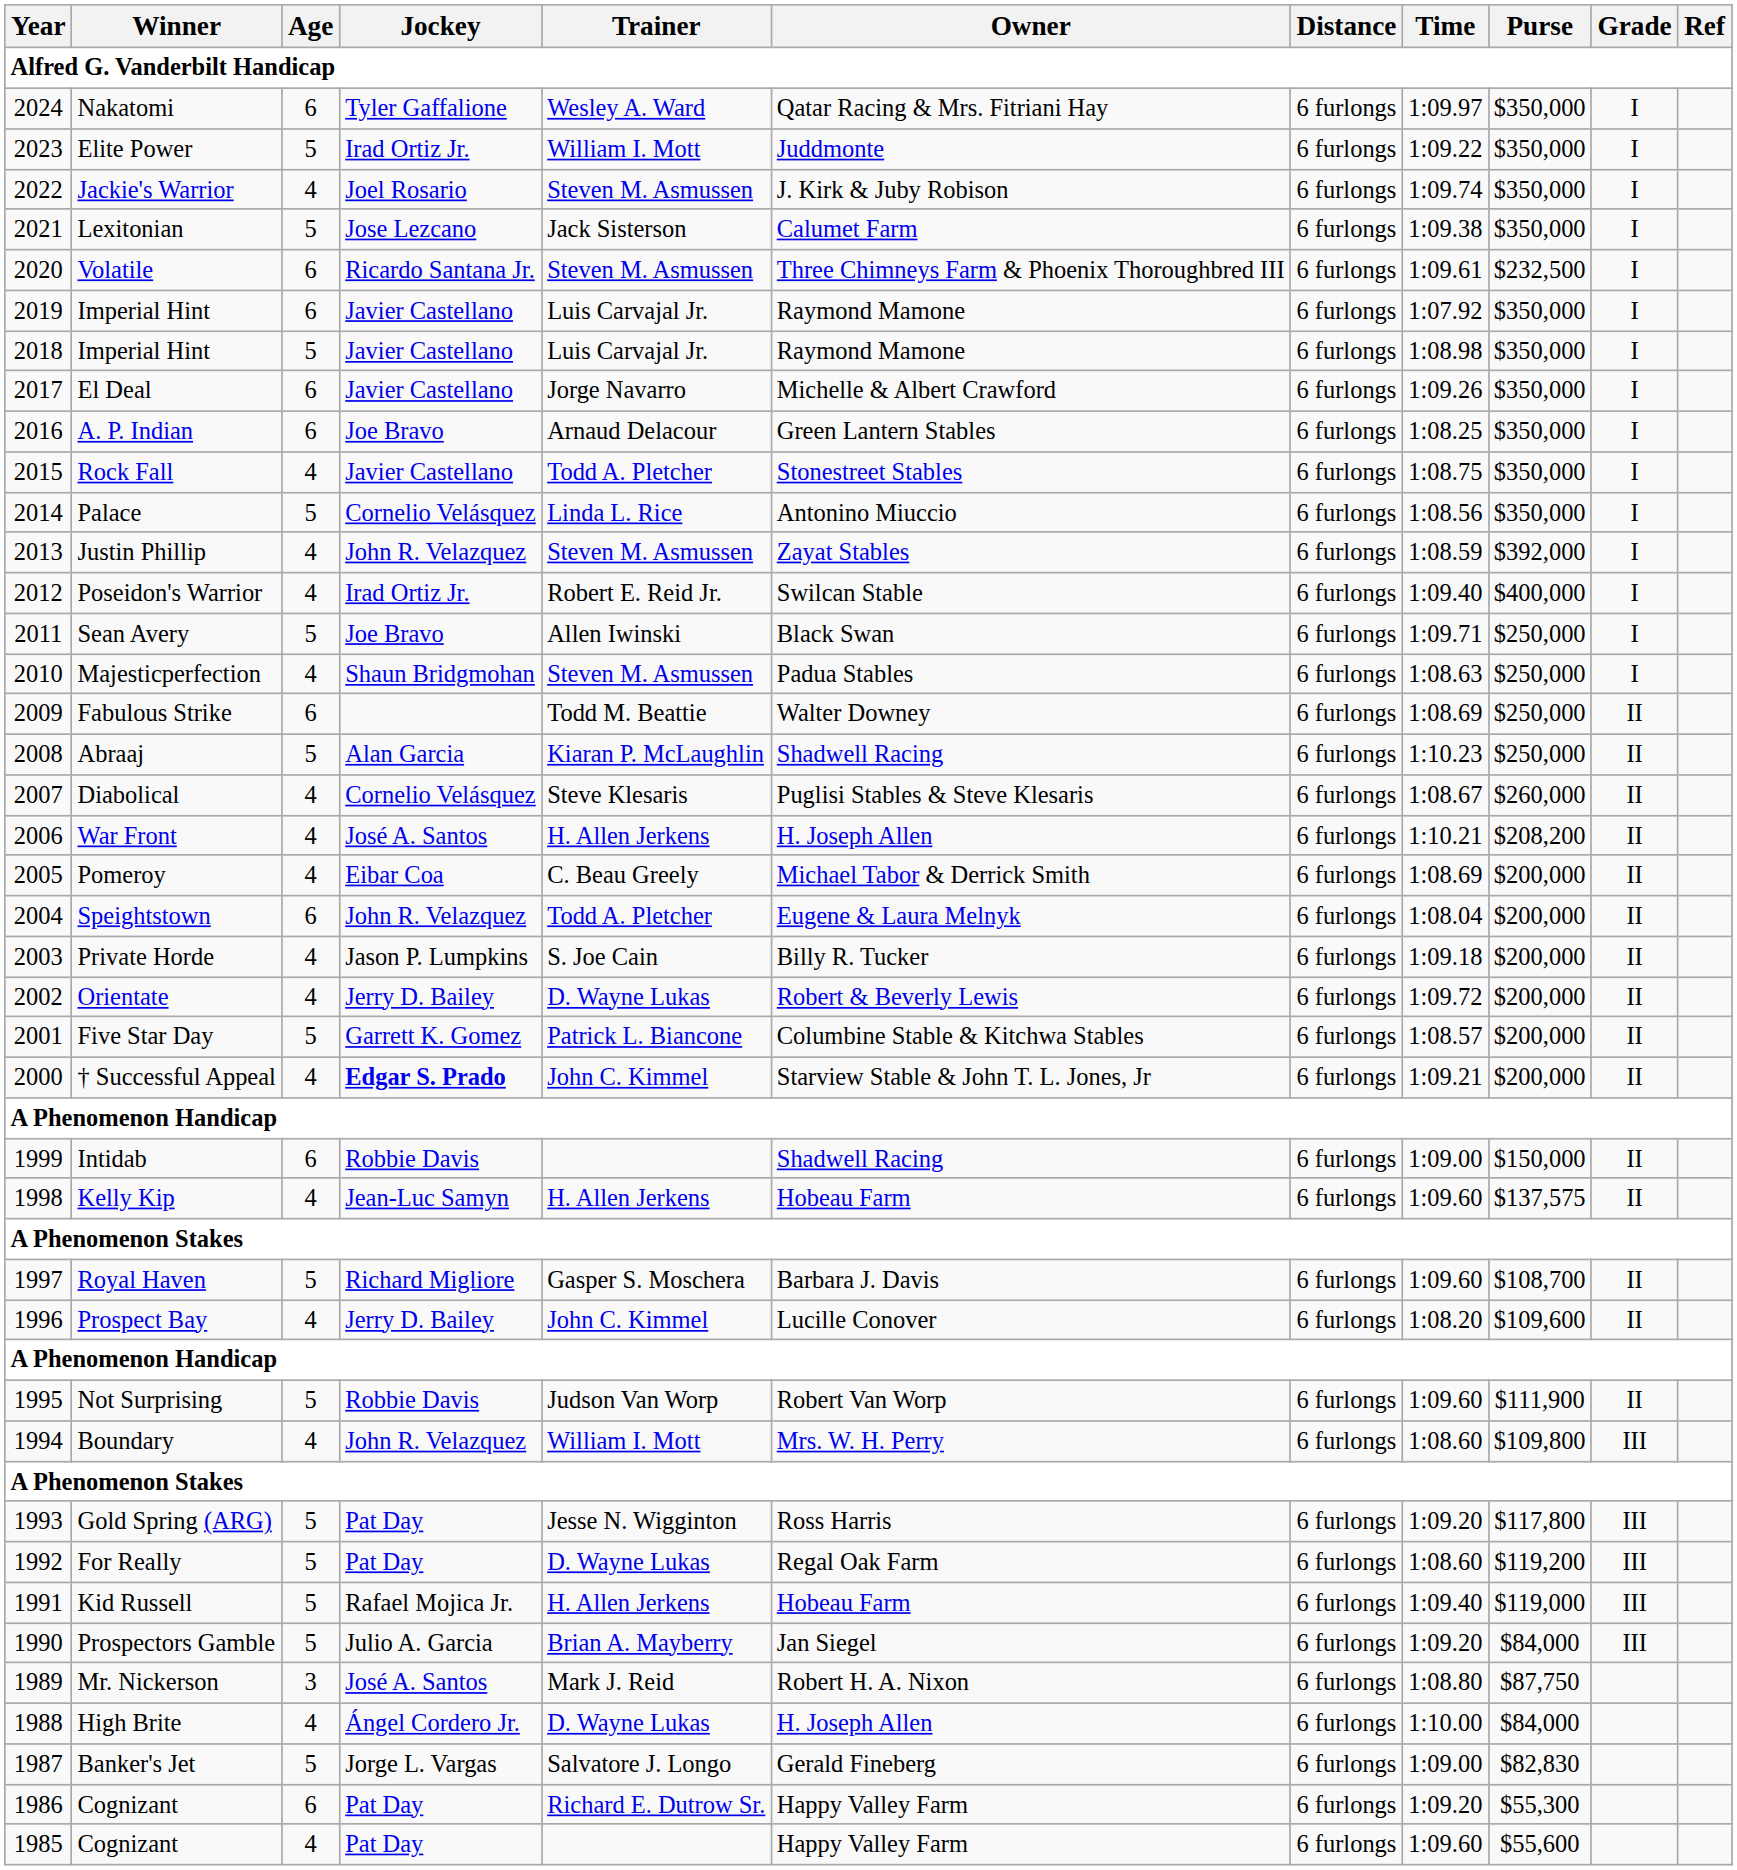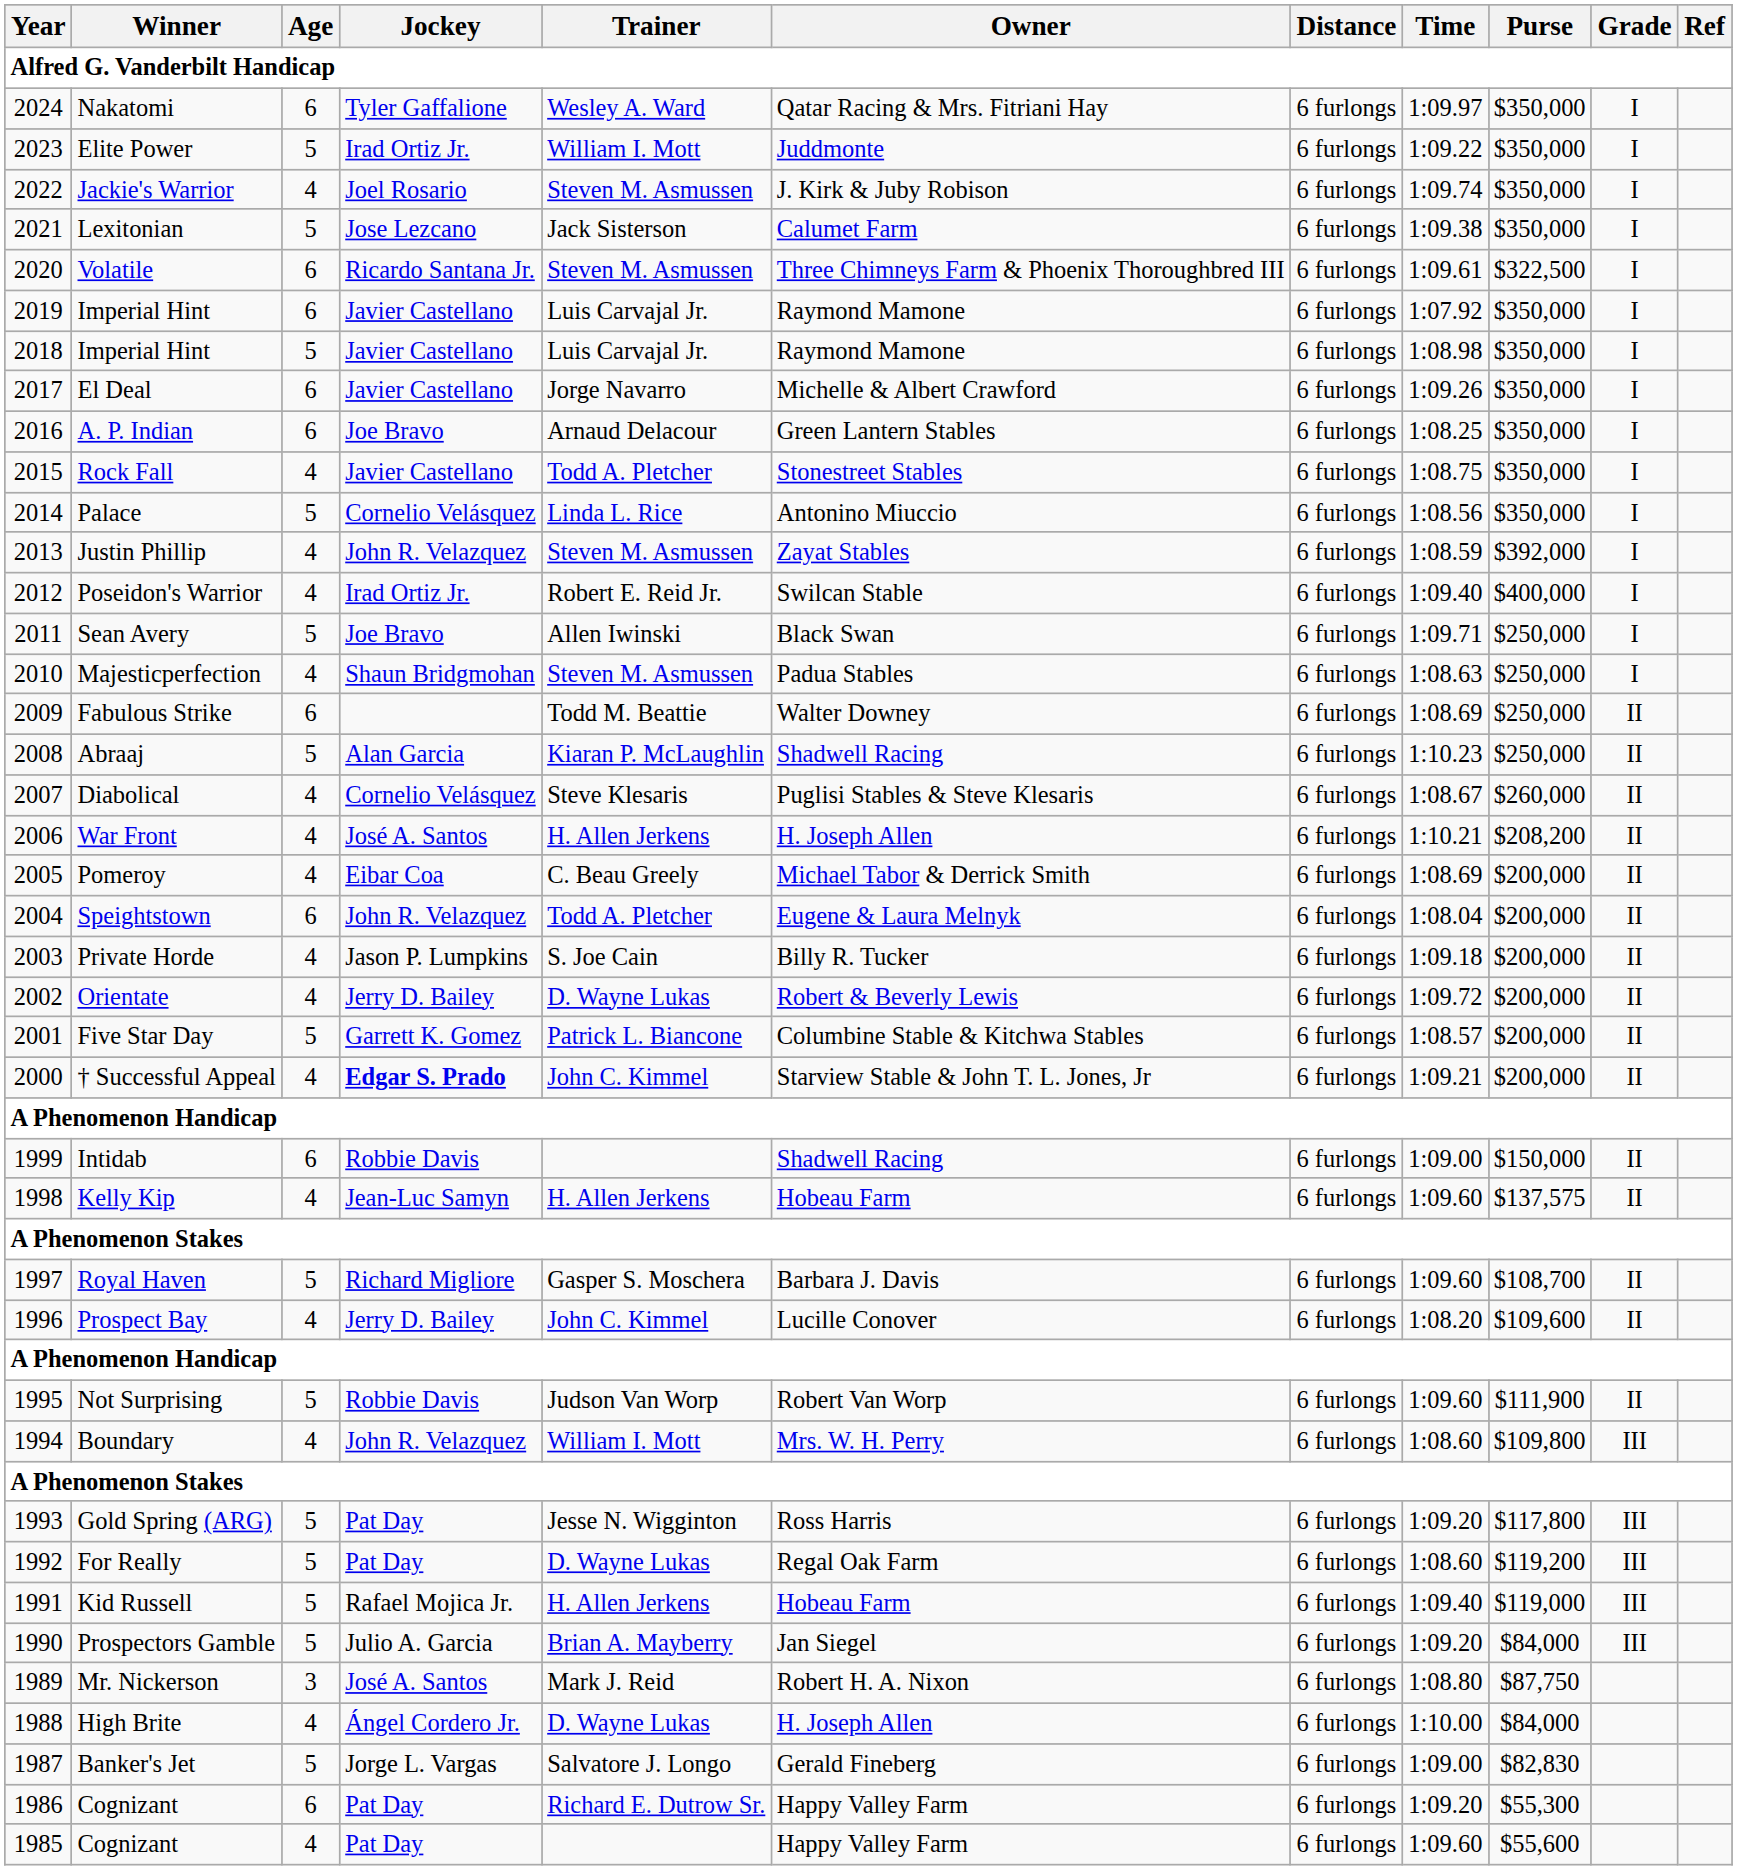(1540, 269) $232,500 -> (1540, 269) $322,500
